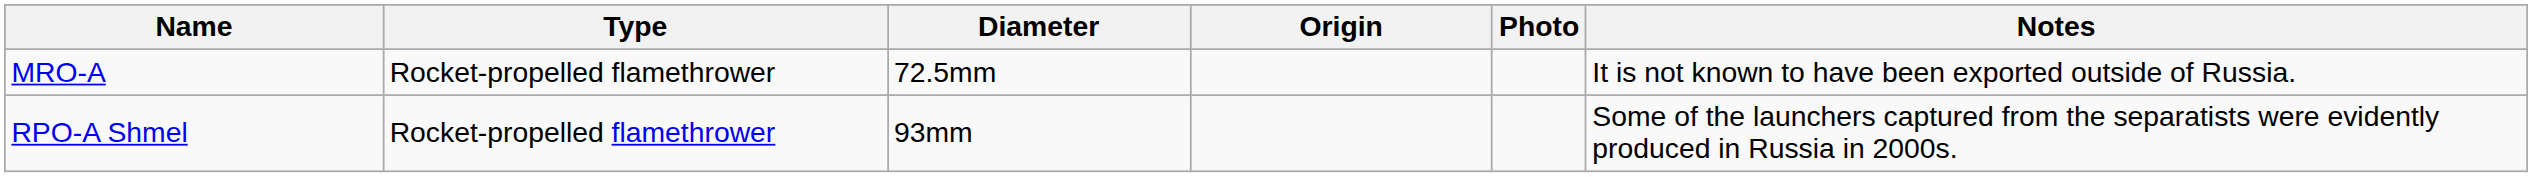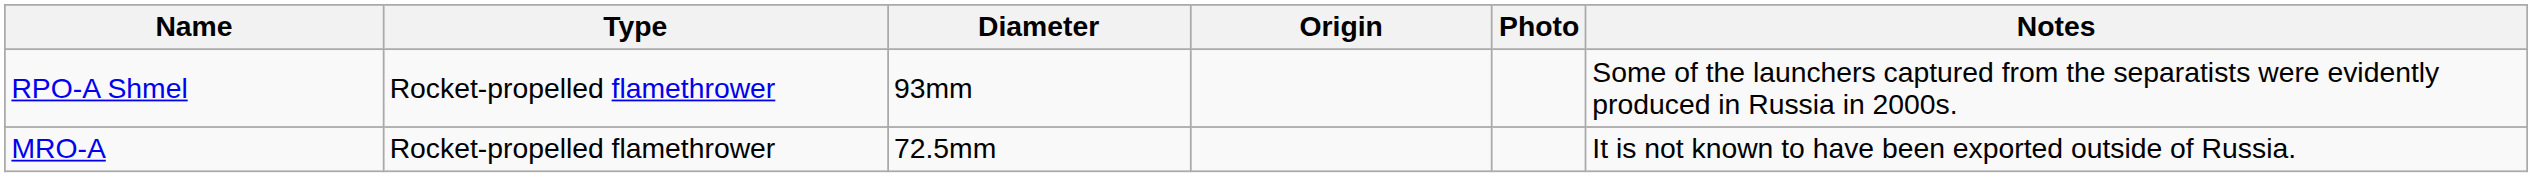rows swapped: (100, 132) <-> (59, 71)
